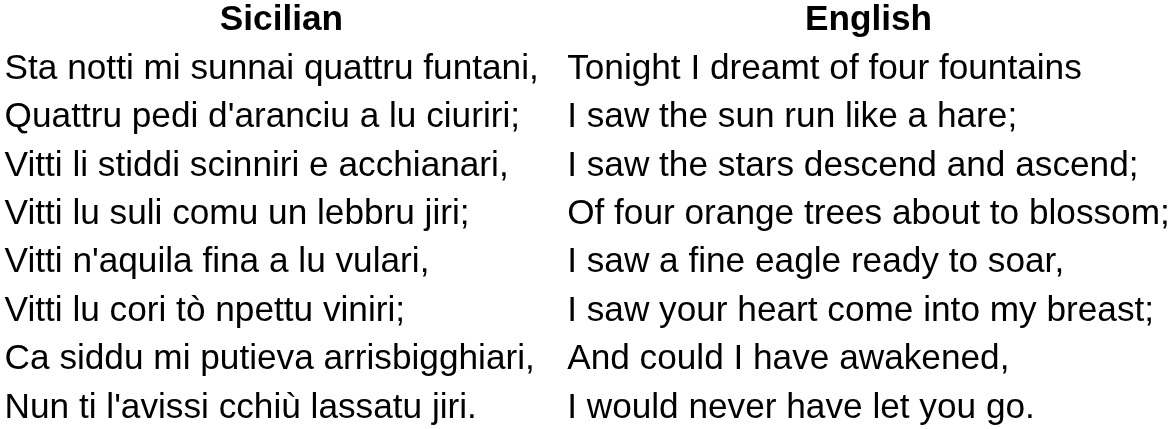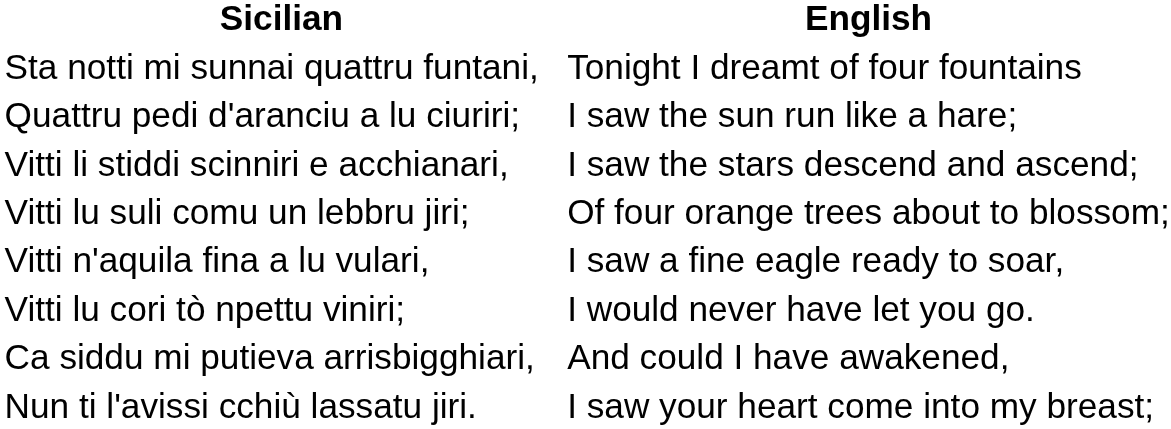(861, 309) I saw your heart come into my breast; -> (801, 309) I would never have let you go.
(801, 406) I would never have let you go. -> (861, 406) I saw your heart come into my breast;
